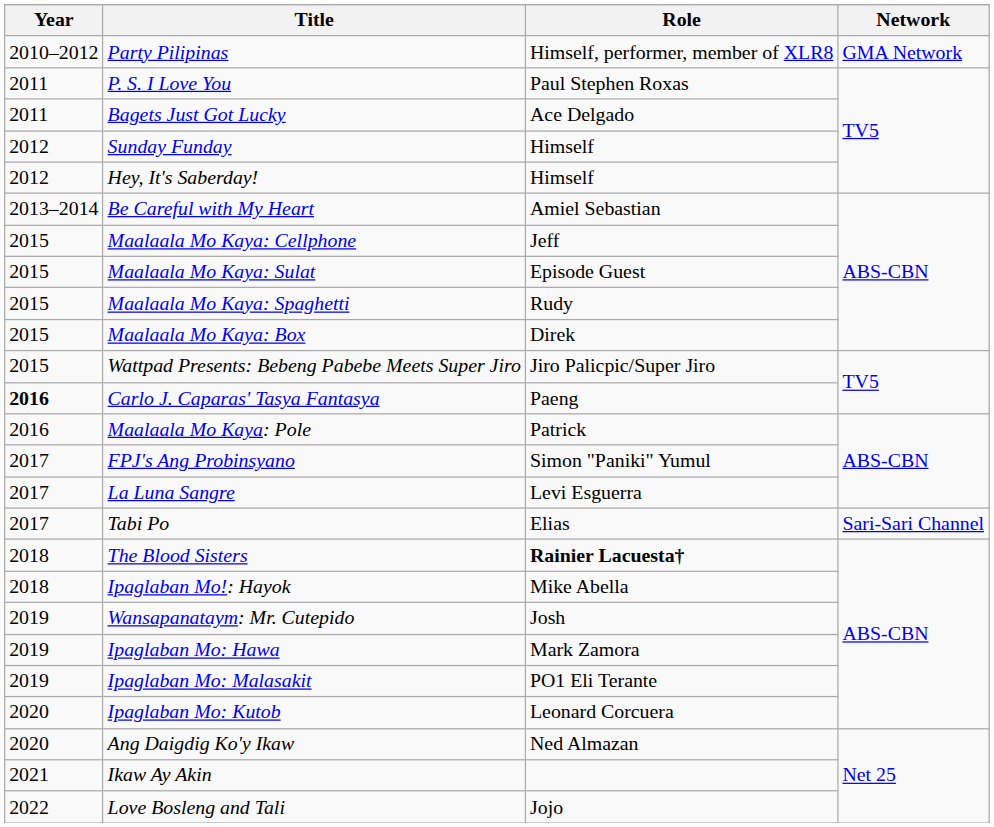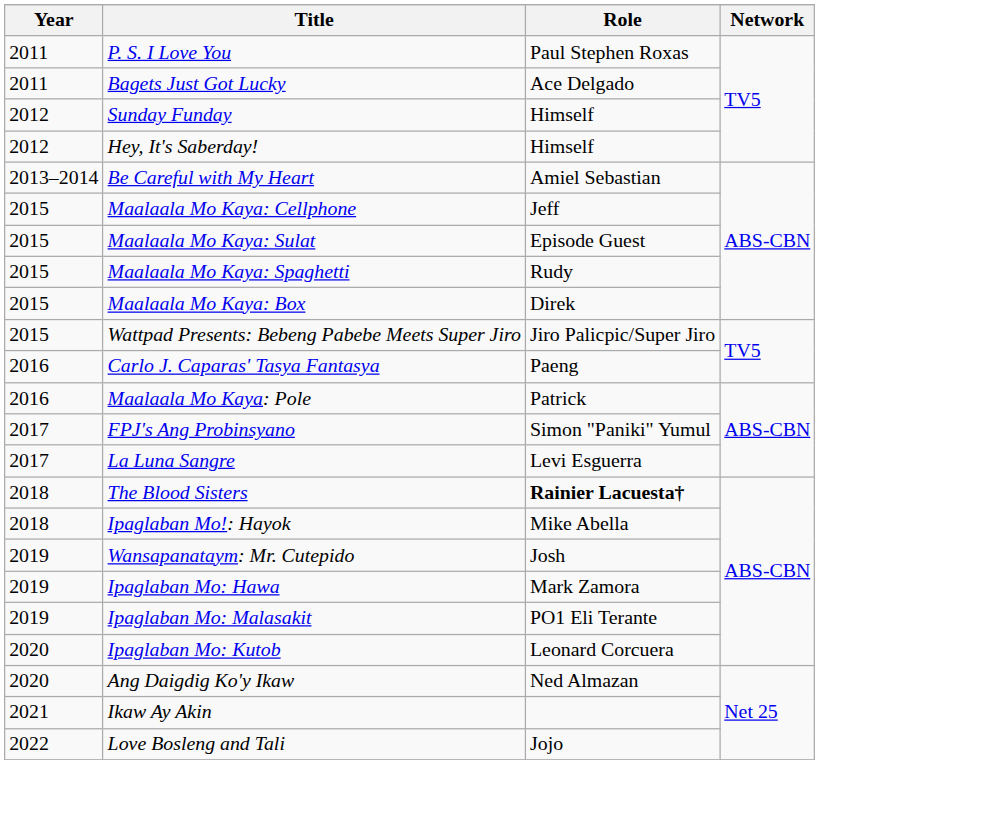- row: (168, 51)
(29, 397) bold -> (29, 366) normal
- row: (138, 523)
